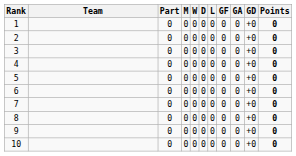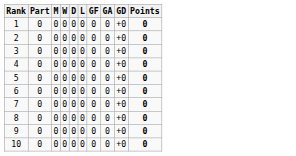- column: (93, 11)
